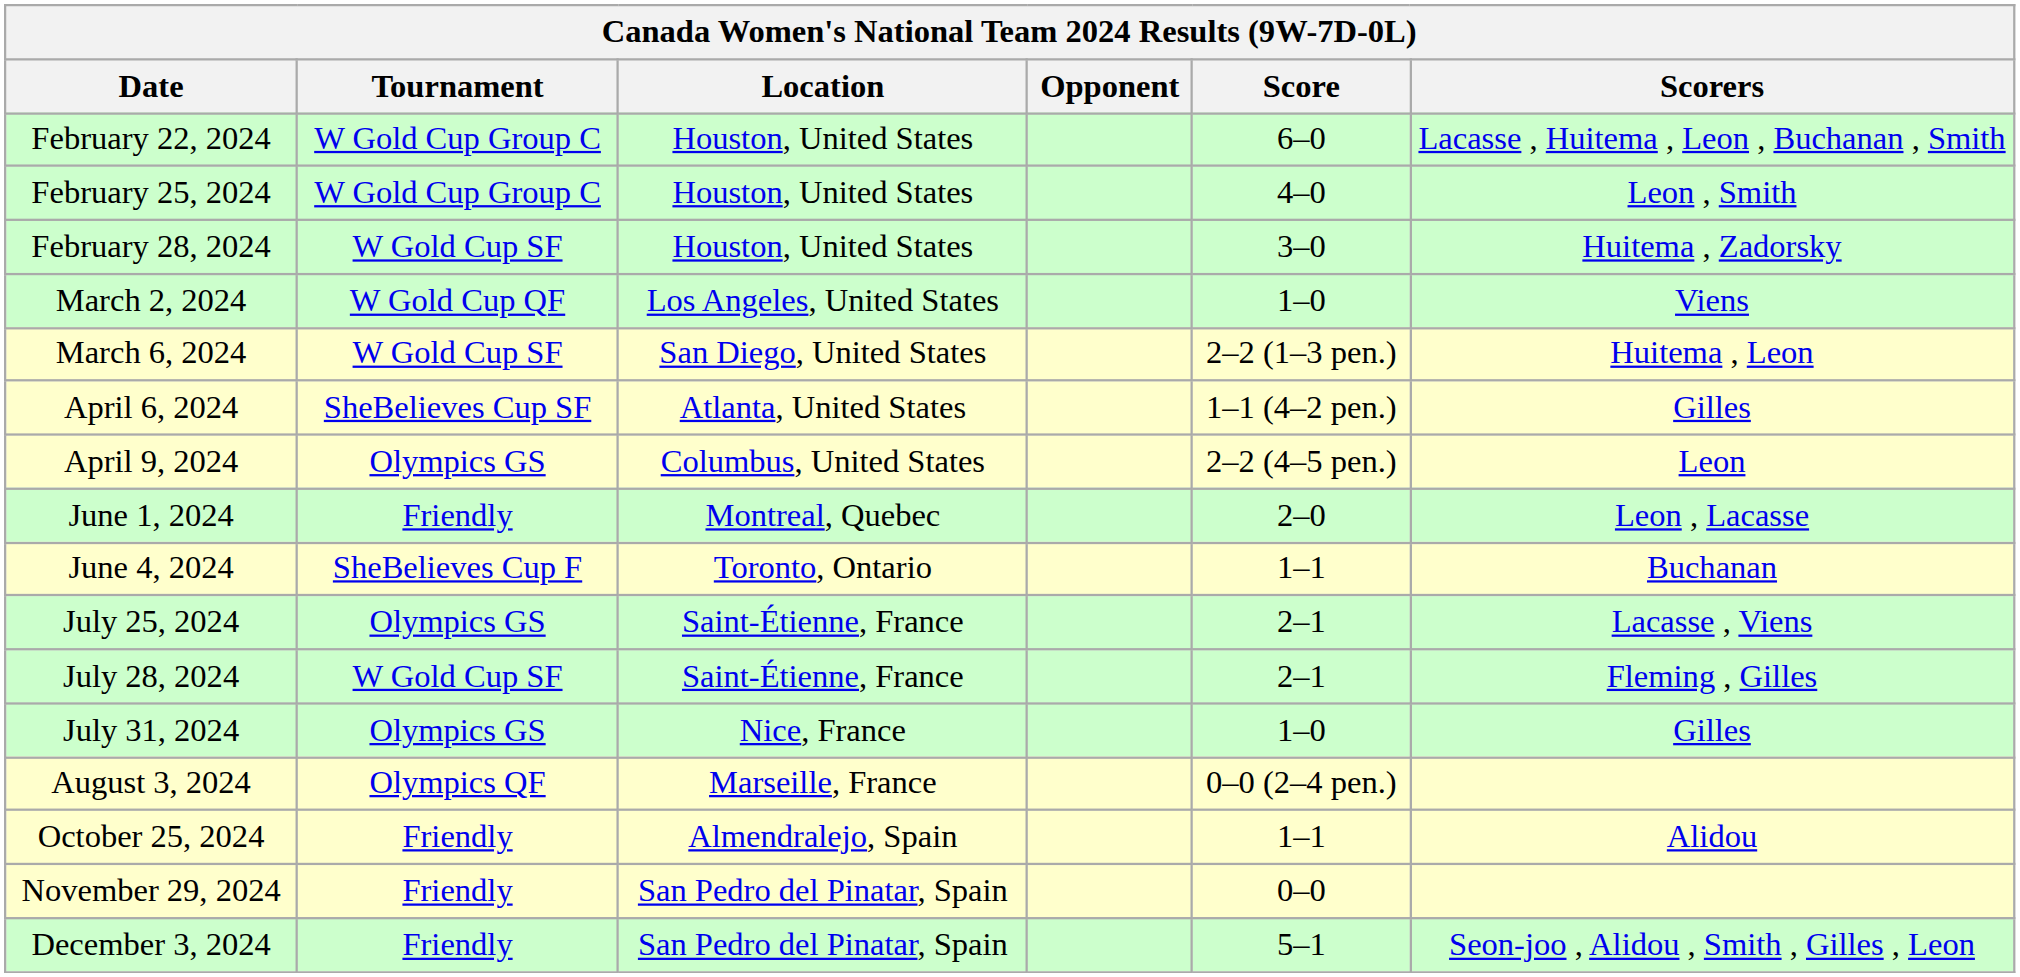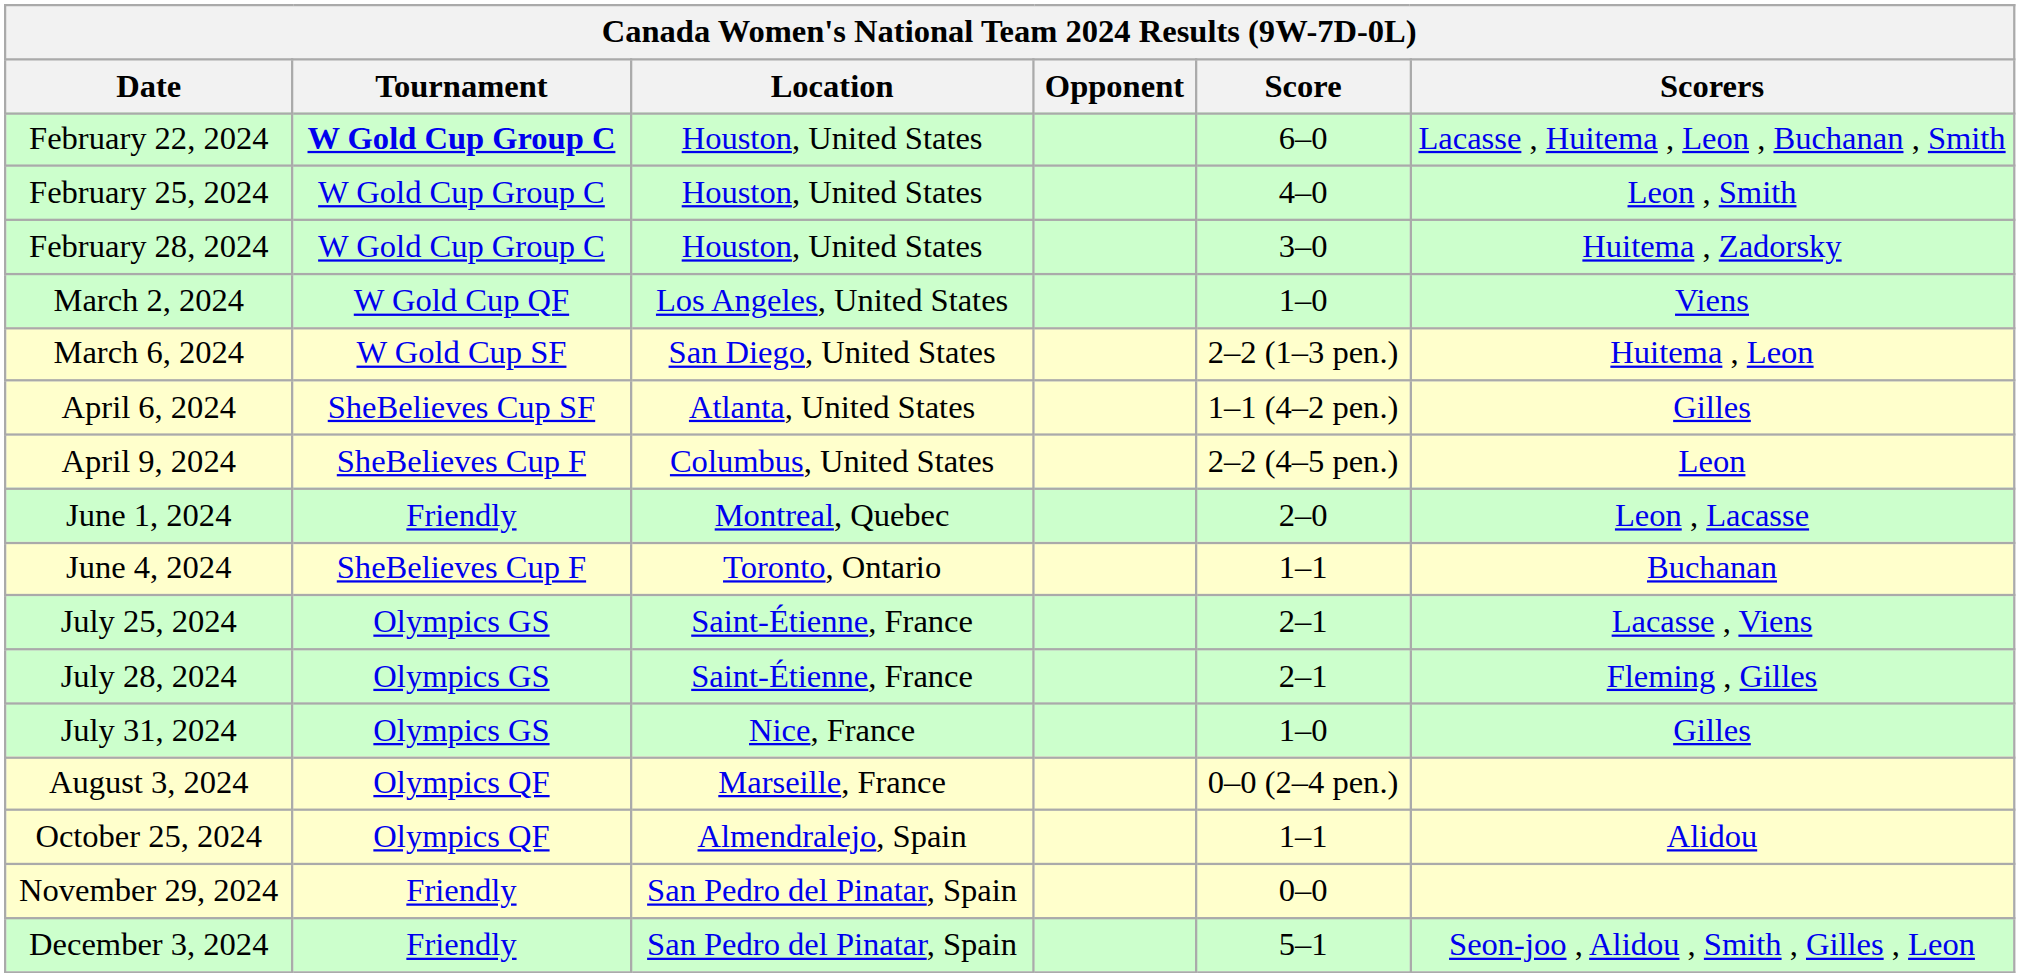(458, 139) normal -> (461, 139) bold
(458, 246) W Gold Cup SF -> (461, 246) W Gold Cup Group C
(458, 461) Olympics GS -> (461, 461) SheBelieves Cup F
(458, 675) W Gold Cup SF -> (461, 675) Olympics GS
(458, 836) Friendly -> (461, 836) Olympics QF
